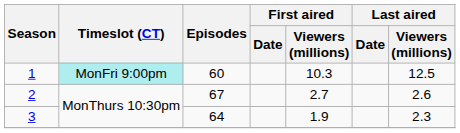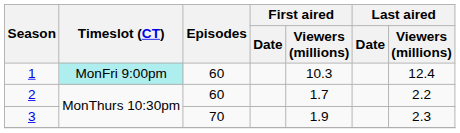(422, 73) 12.5 -> (422, 73) 12.4
(217, 95) 67 -> (217, 95) 60
(319, 95) 2.7 -> (319, 95) 1.7
(422, 95) 2.6 -> (422, 95) 2.2
(217, 116) 64 -> (217, 116) 70
